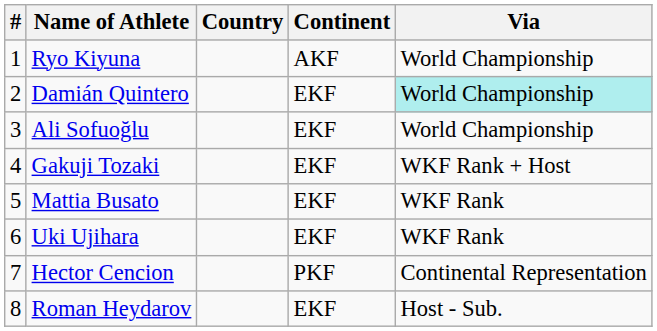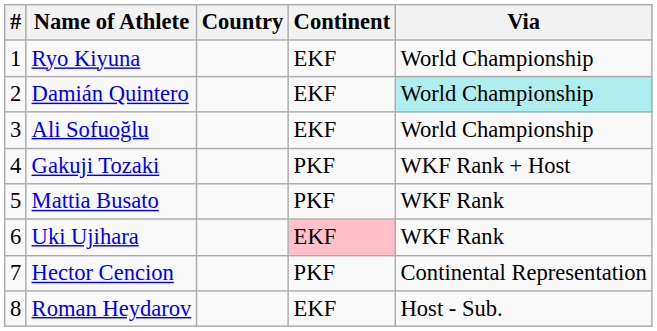(316, 58) AKF -> (315, 58) EKF
(315, 165) EKF -> (314, 165) PKF
(315, 201) EKF -> (314, 201) PKF
(315, 237) no background -> (315, 237) pink background
